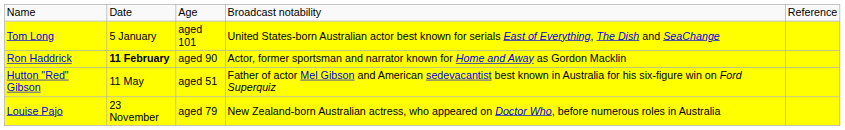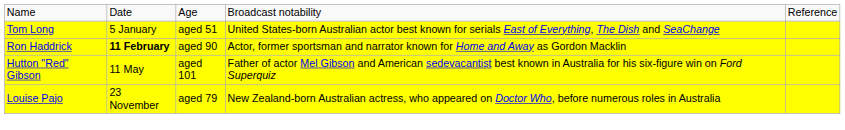(190, 36) aged 101 -> (198, 30) aged 51
(198, 82) aged 51 -> (190, 70) aged 101
